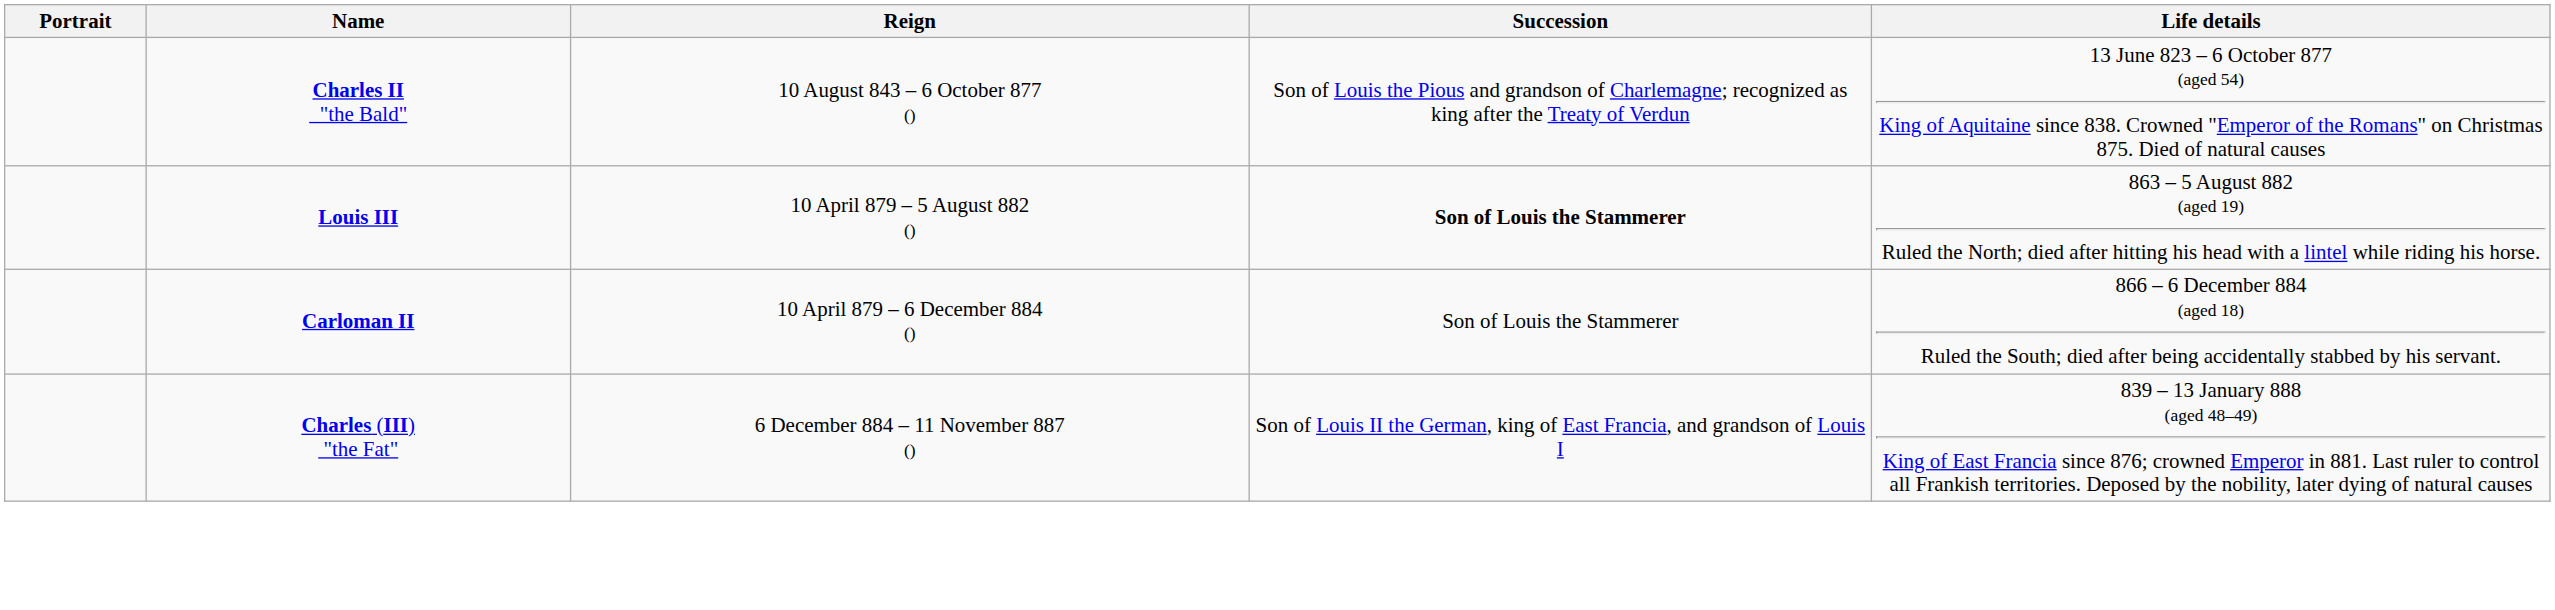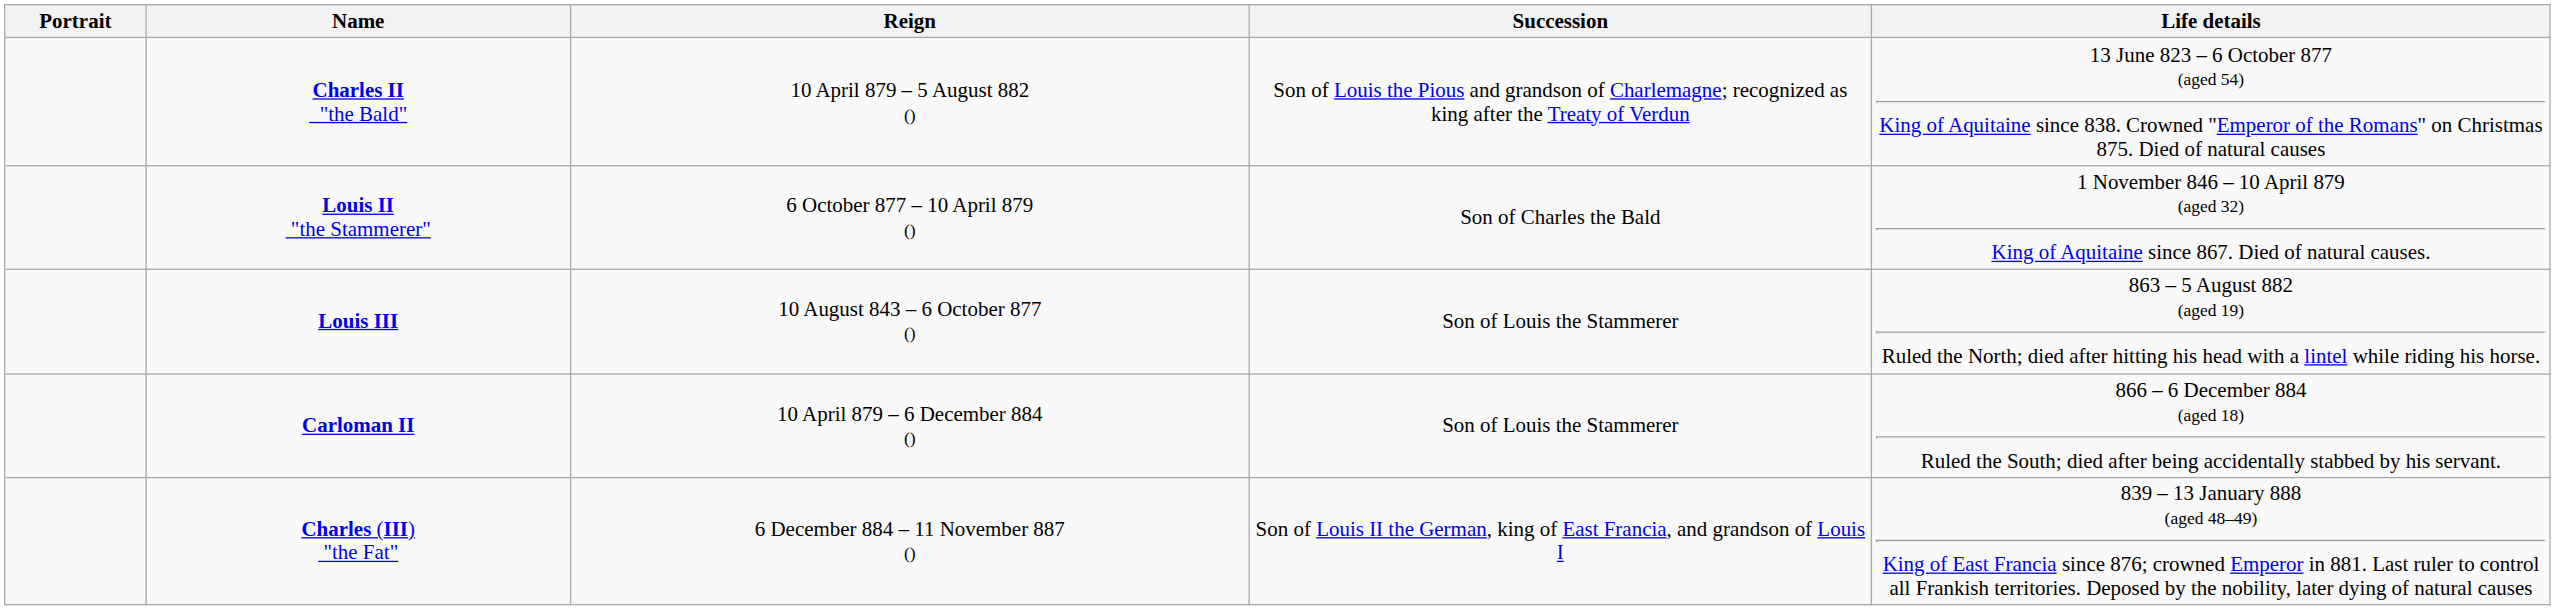(910, 101) 10 August 843 – 6 October 877 () -> (910, 101) 10 April 879 – 5 August 882 ()
+ row: (358, 217)
(910, 217) 10 April 879 – 5 August 882 () -> (910, 321) 10 August 843 – 6 October 877 ()
(1560, 217) bold -> (1560, 321) normal
